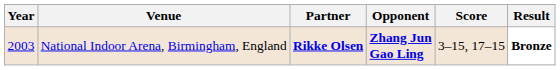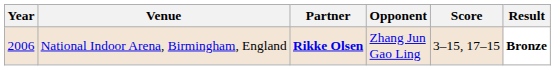(21, 45) 2003 -> (21, 45) 2006
(401, 45) bold -> (398, 45) normal
